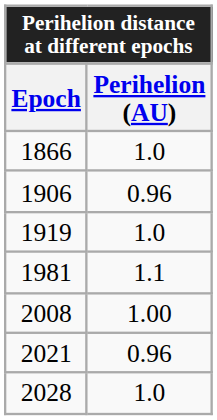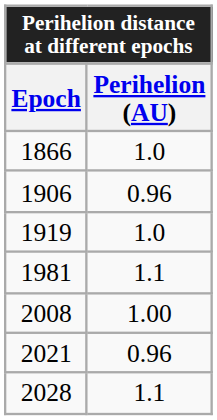(149, 393) 1.0 -> (149, 393) 1.1
